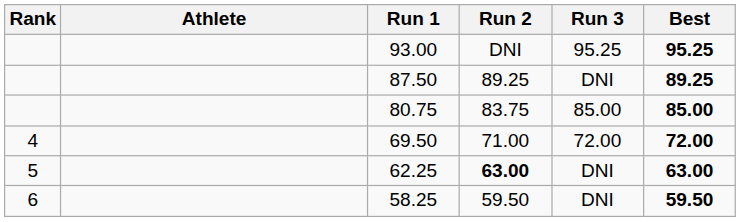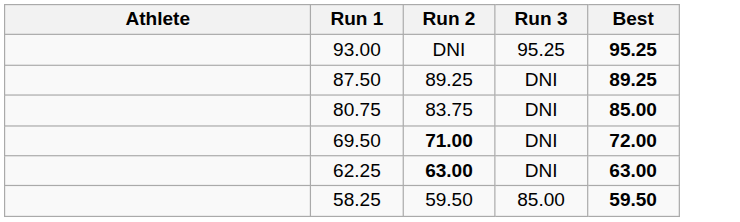- column: (33, 19)
(597, 110) 85.00 -> (541, 110) DNI
(505, 140) normal -> (449, 140) bold
(597, 140) 72.00 -> (541, 140) DNI
(597, 200) DNI -> (541, 200) 85.00
